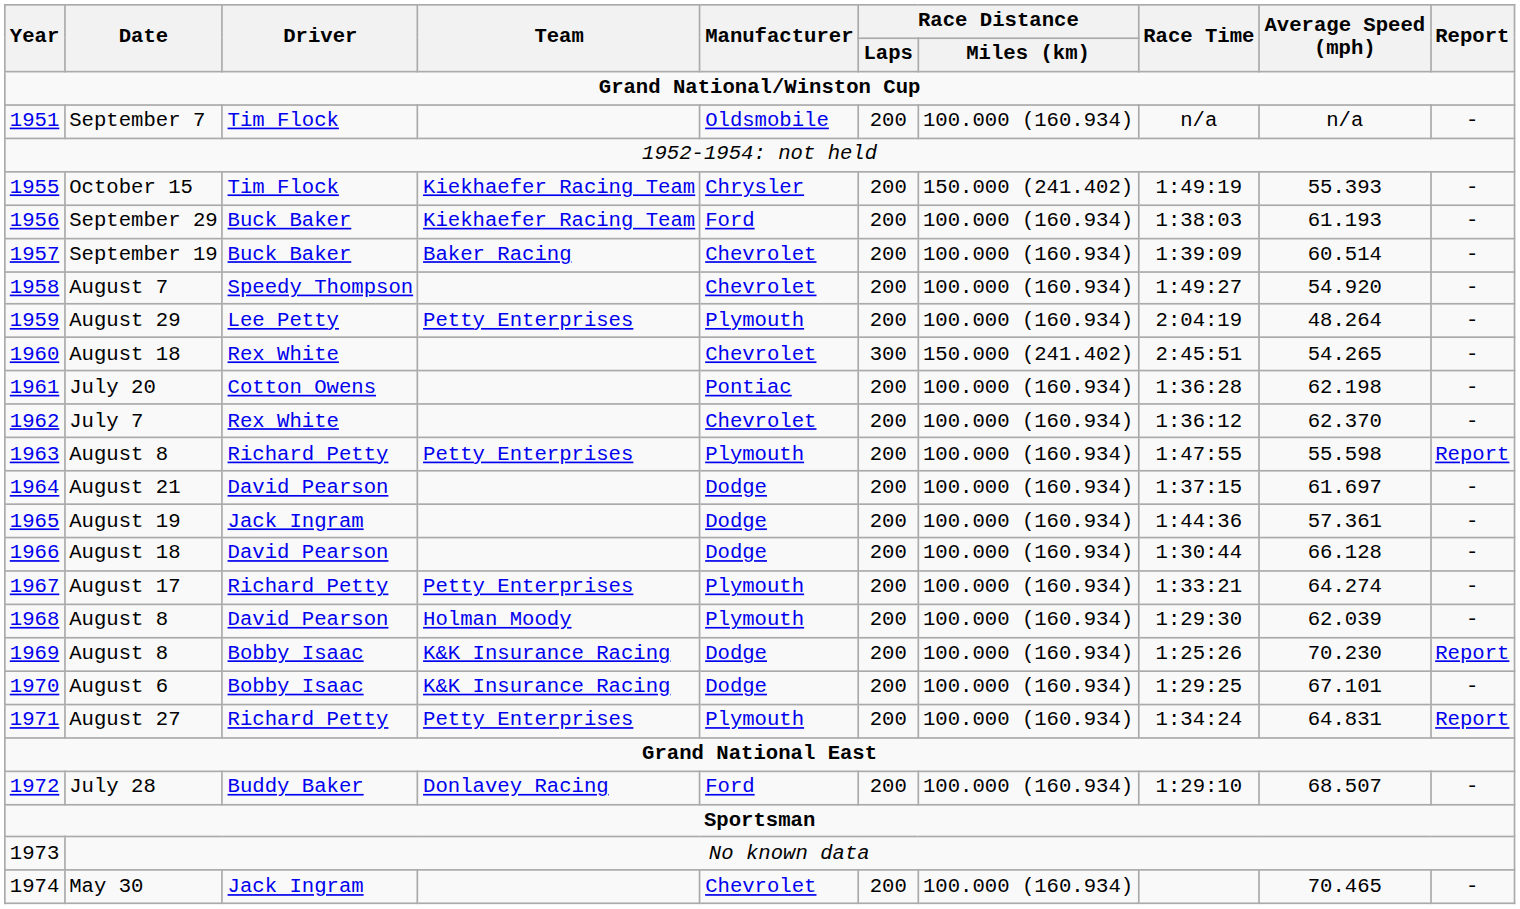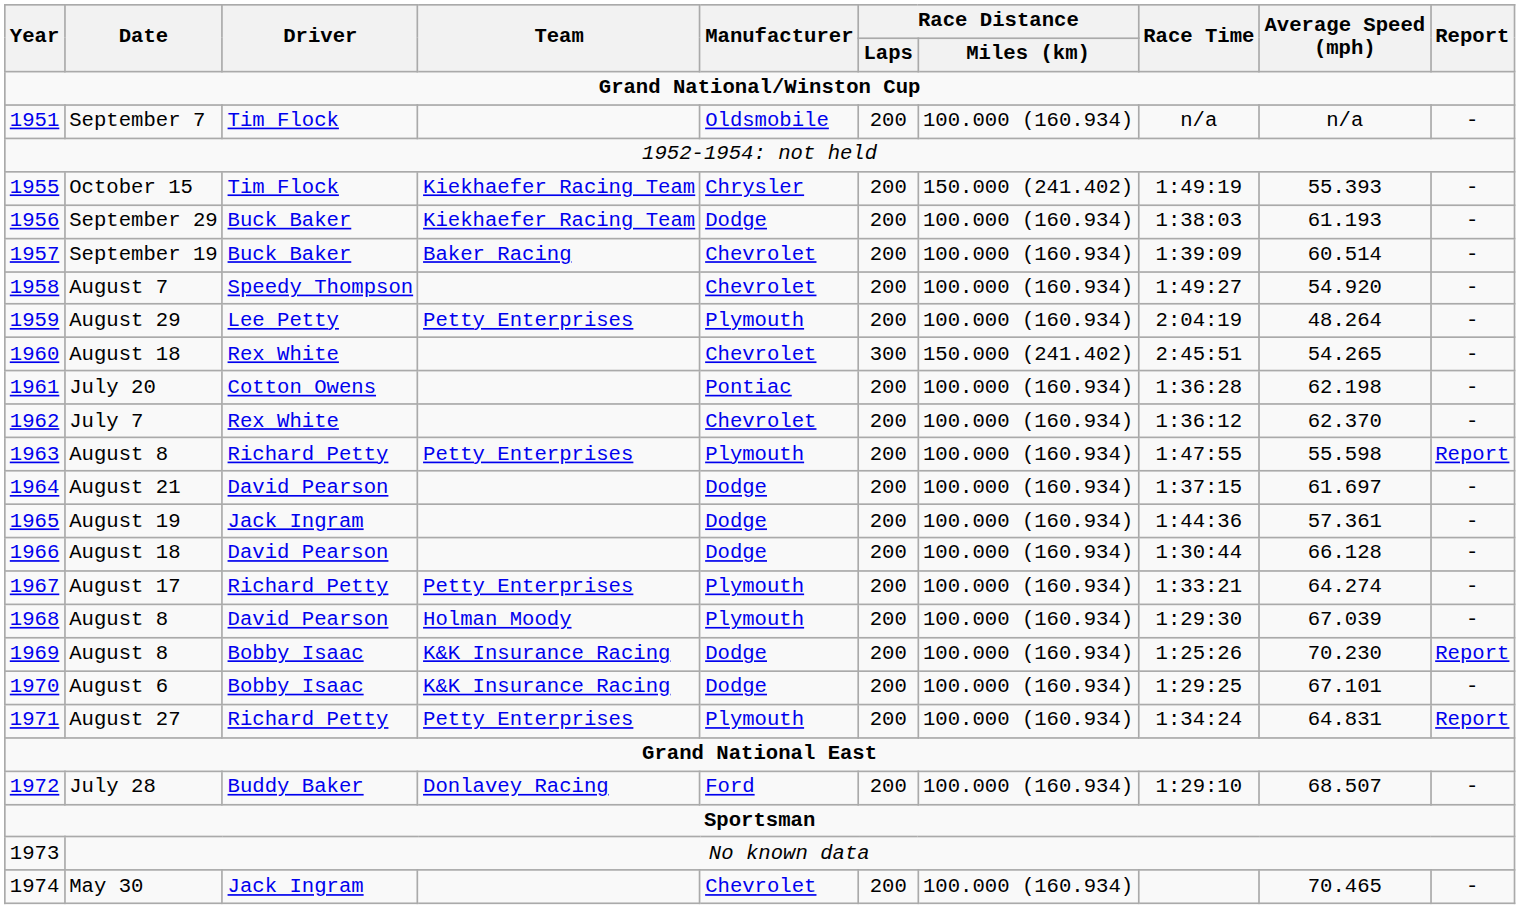(730, 222) Ford -> (736, 222) Dodge
(1345, 621) 62.039 -> (1345, 621) 67.039
